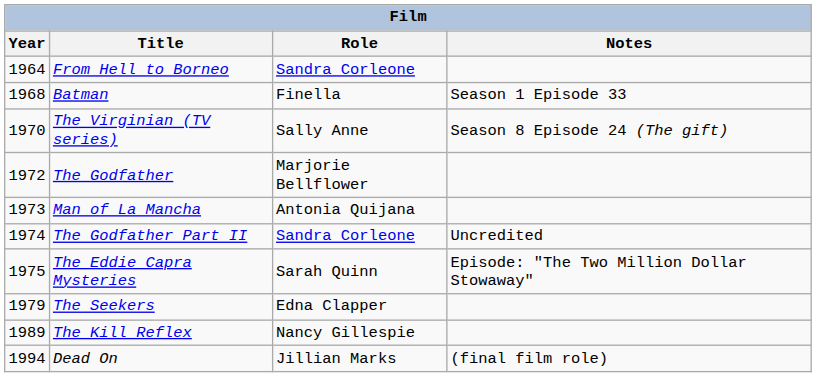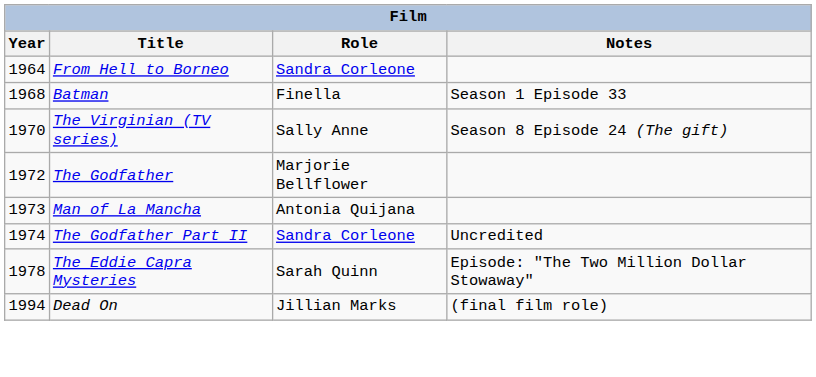(27, 271) 1975 -> (27, 271) 1978
- row: (104, 306)
- row: (122, 332)
